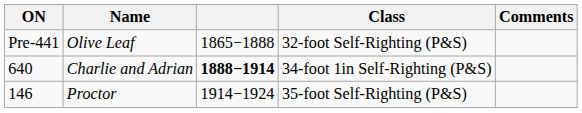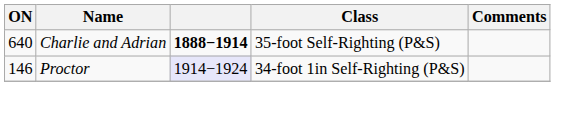- row: (101, 42)
(387, 68) 34-foot 1in Self-Righting (P&S) -> (347, 42) 35-foot Self-Righting (P&S)
(237, 94) no background -> (211, 68) lavender background
(374, 94) 35-foot Self-Righting (P&S) -> (360, 68) 34-foot 1in Self-Righting (P&S)
